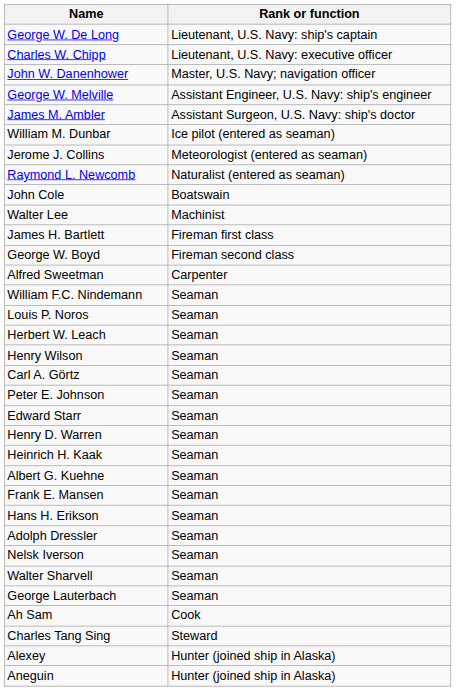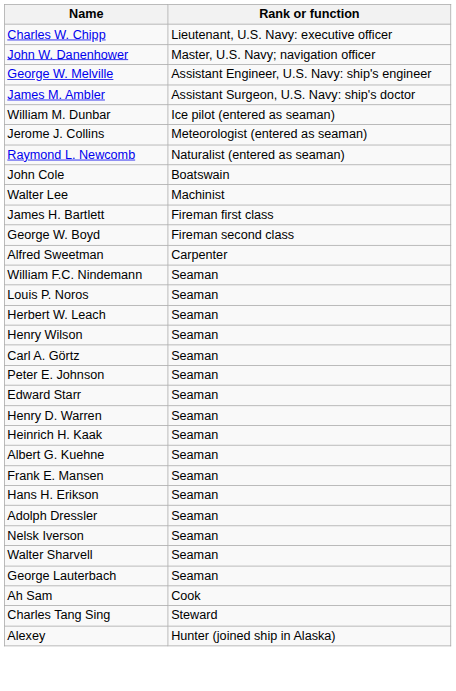- row: (63, 34)
- row: (31, 676)
